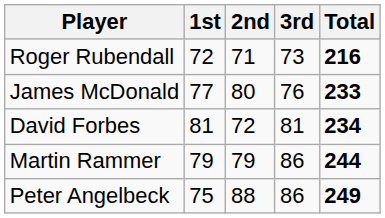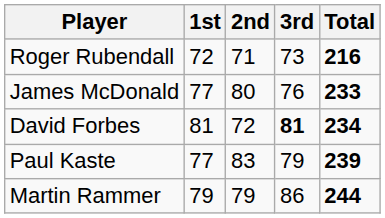(292, 126) normal -> (292, 126) bold
+ row: (63, 160)
- row: (90, 195)
